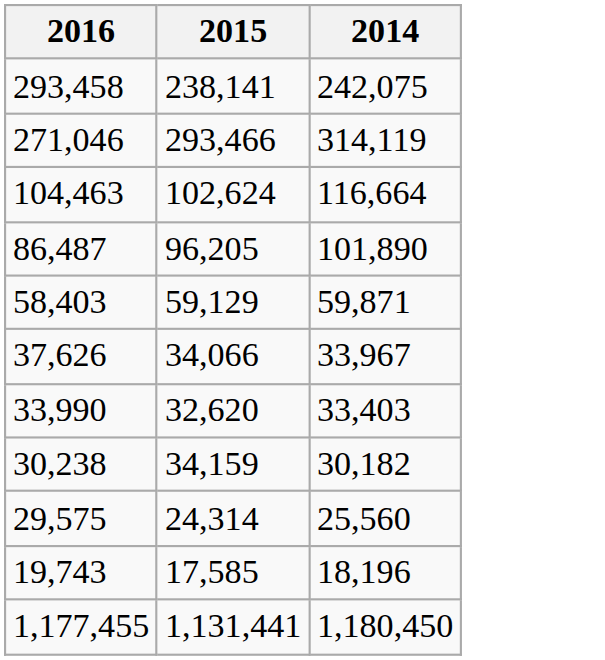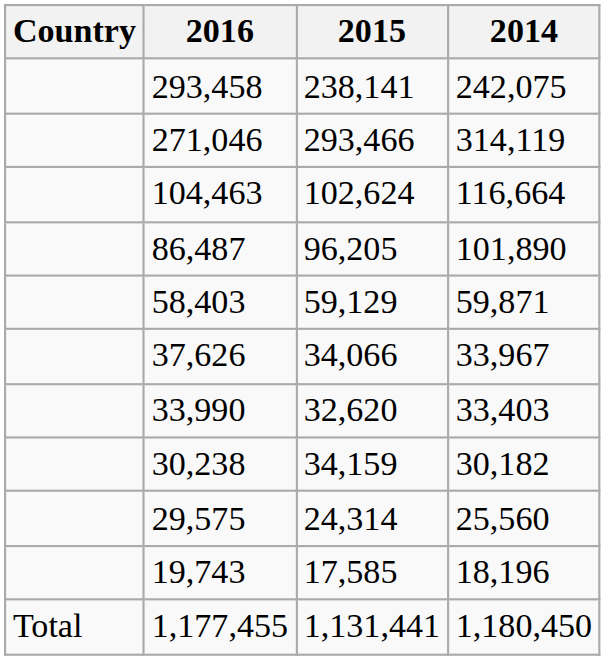+ column: (74, 31)
